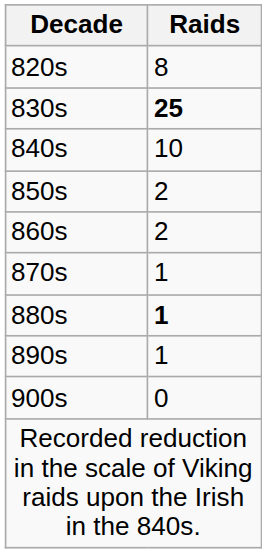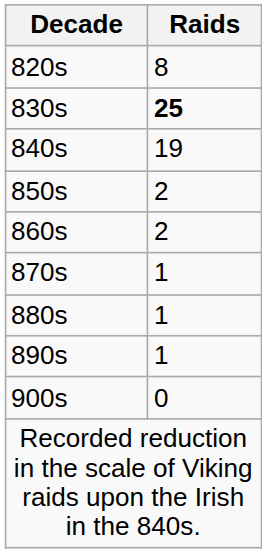(169, 149) 10 -> (169, 149) 19
(161, 314) bold -> (161, 314) normal
